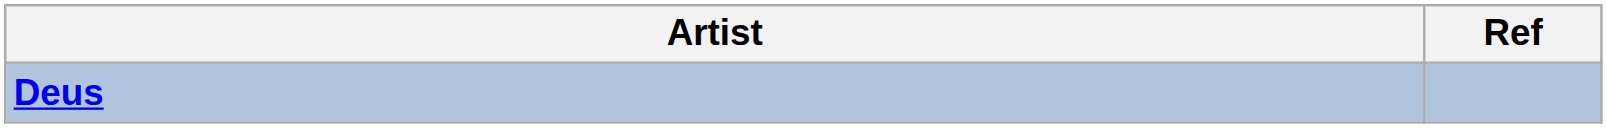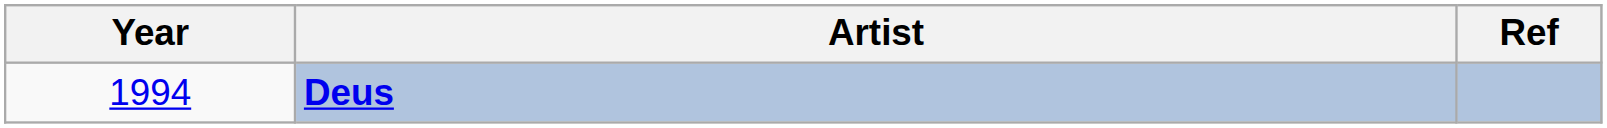+ column: (150, 33)
